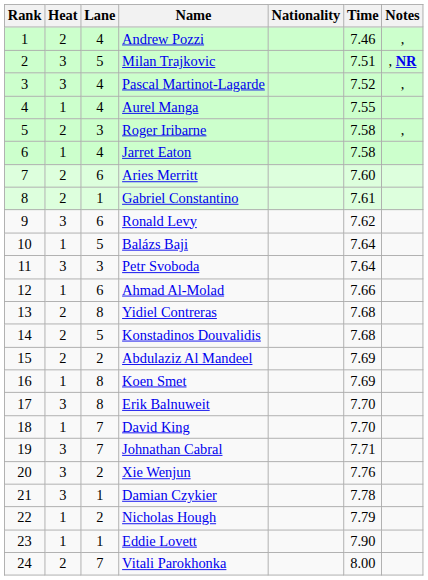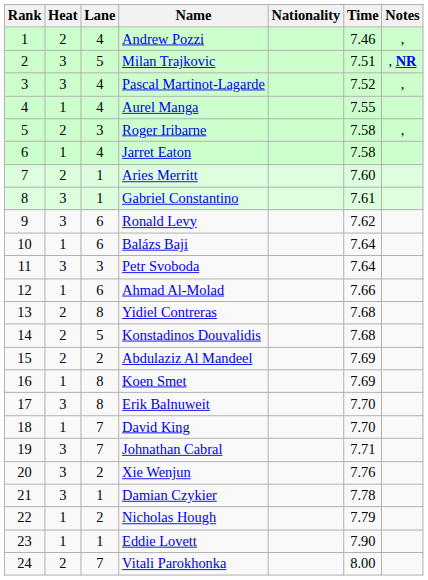(100, 175) 6 -> (100, 175) 1
(63, 198) 2 -> (63, 198) 3
(100, 244) 5 -> (100, 244) 6
